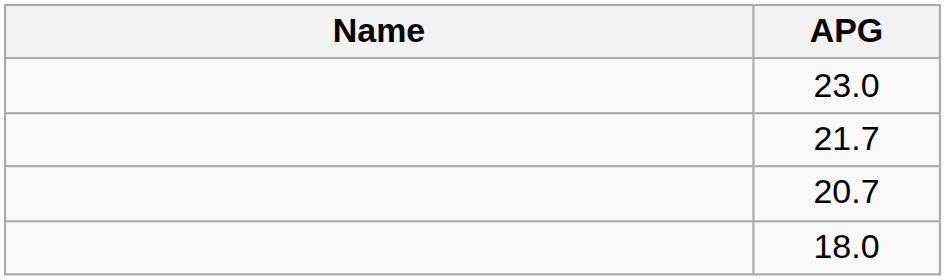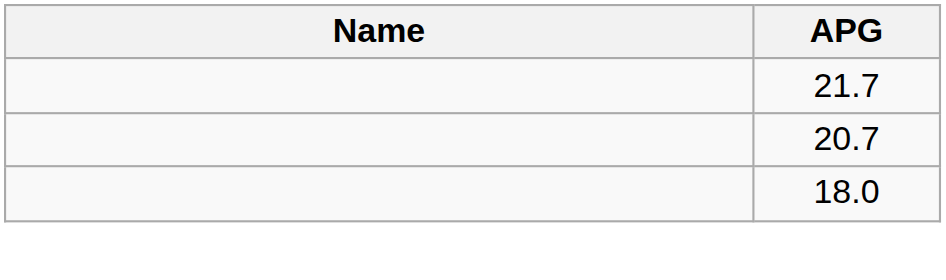- row: (846, 85)
